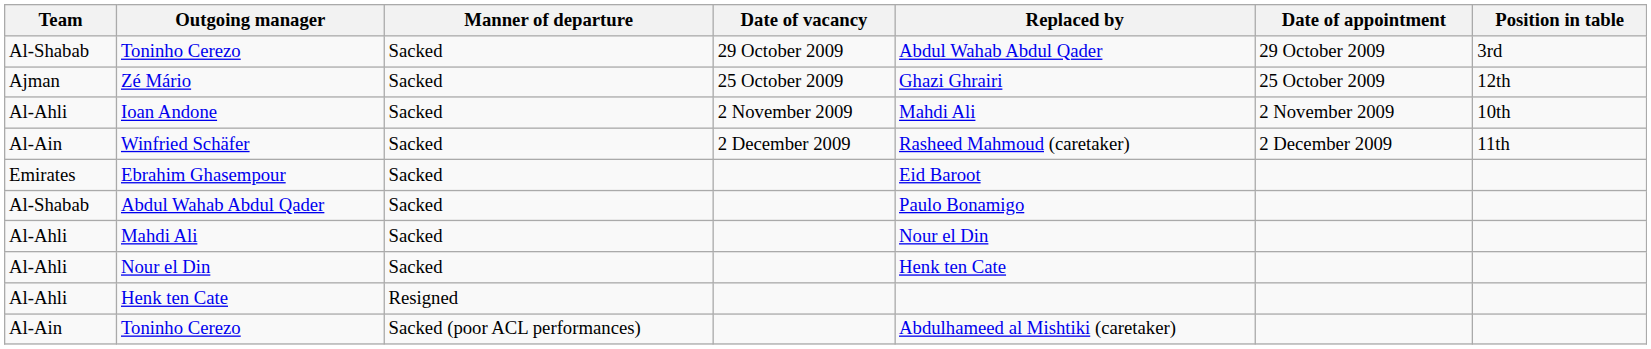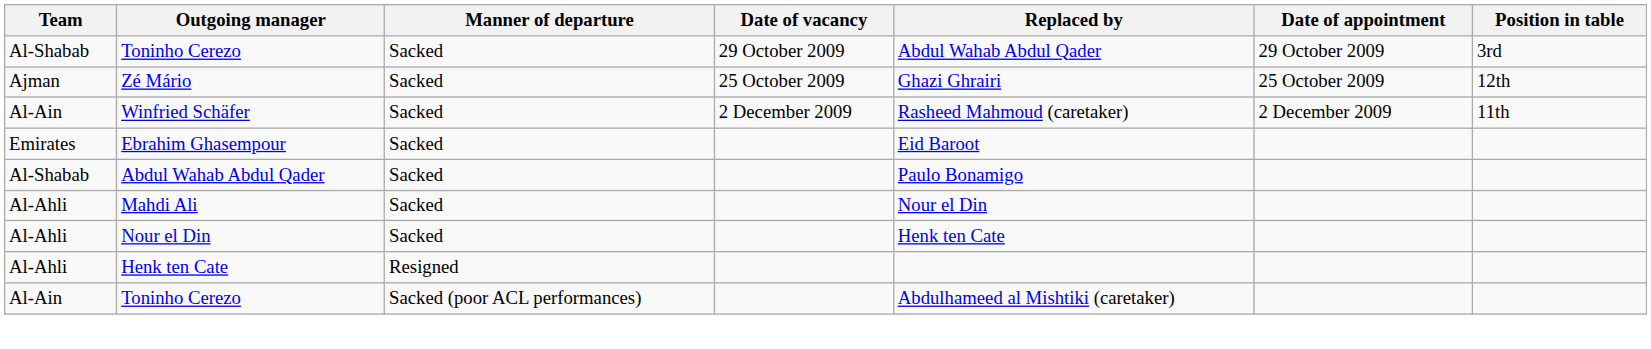- row: (38, 112)
